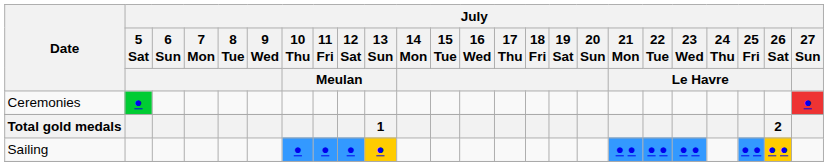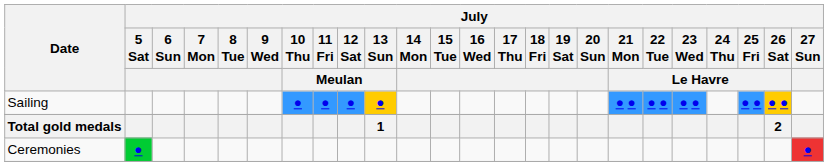rows swapped: (28, 149) <-> (44, 103)
